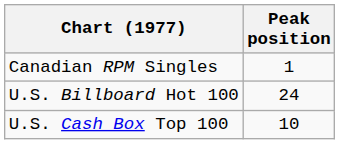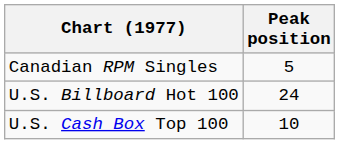(289, 67) 1 -> (289, 67) 5
